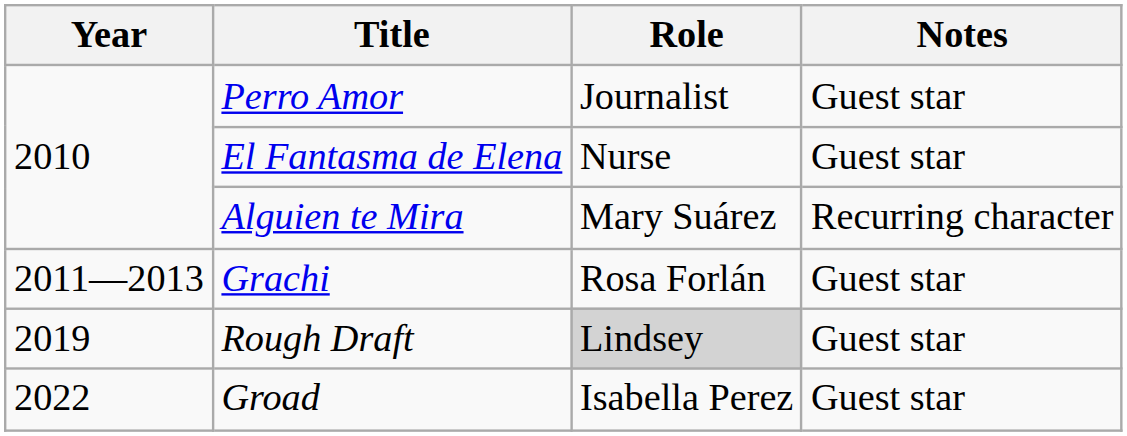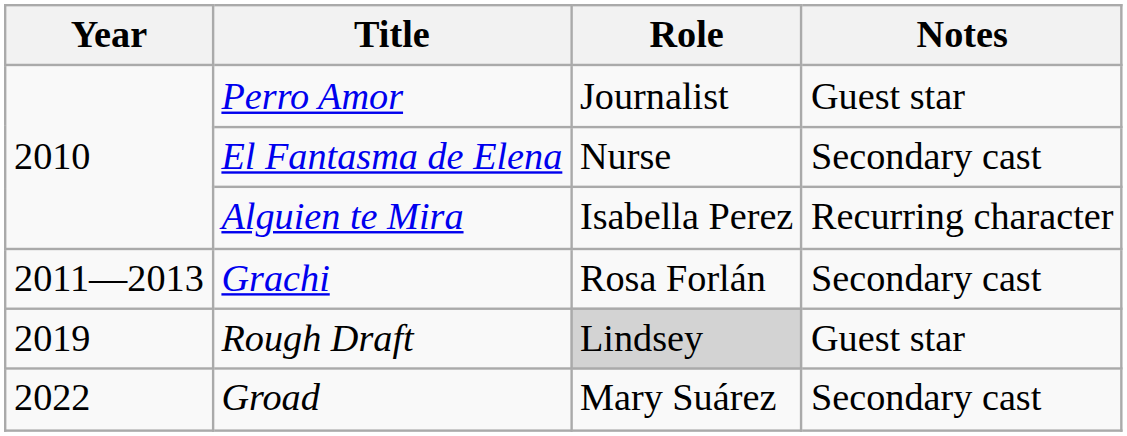(888, 156) Guest star -> (926, 156) Secondary cast
(678, 216) Mary Suárez -> (687, 216) Isabella Perez
(888, 277) Guest star -> (926, 277) Secondary cast
(687, 398) Isabella Perez -> (678, 398) Mary Suárez
(888, 398) Guest star -> (926, 398) Secondary cast
